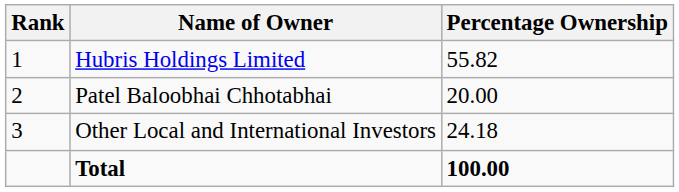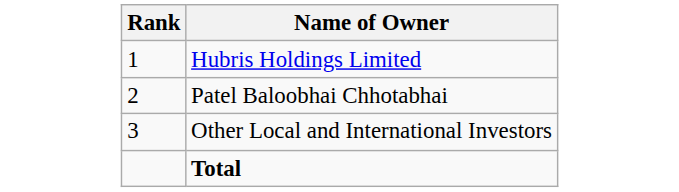- column: (557, 22)
